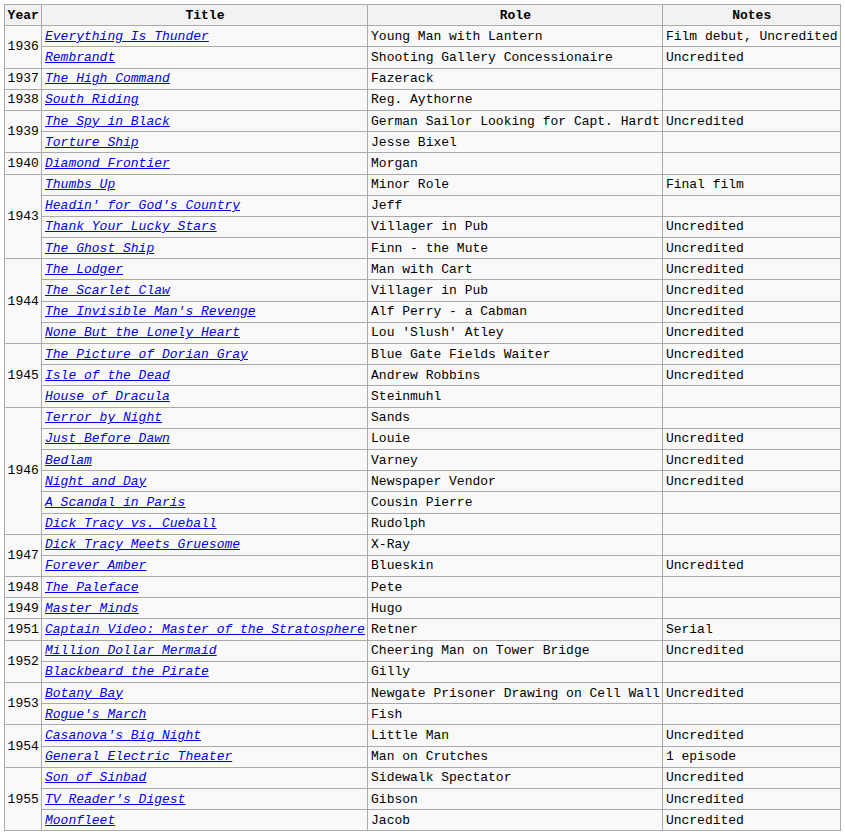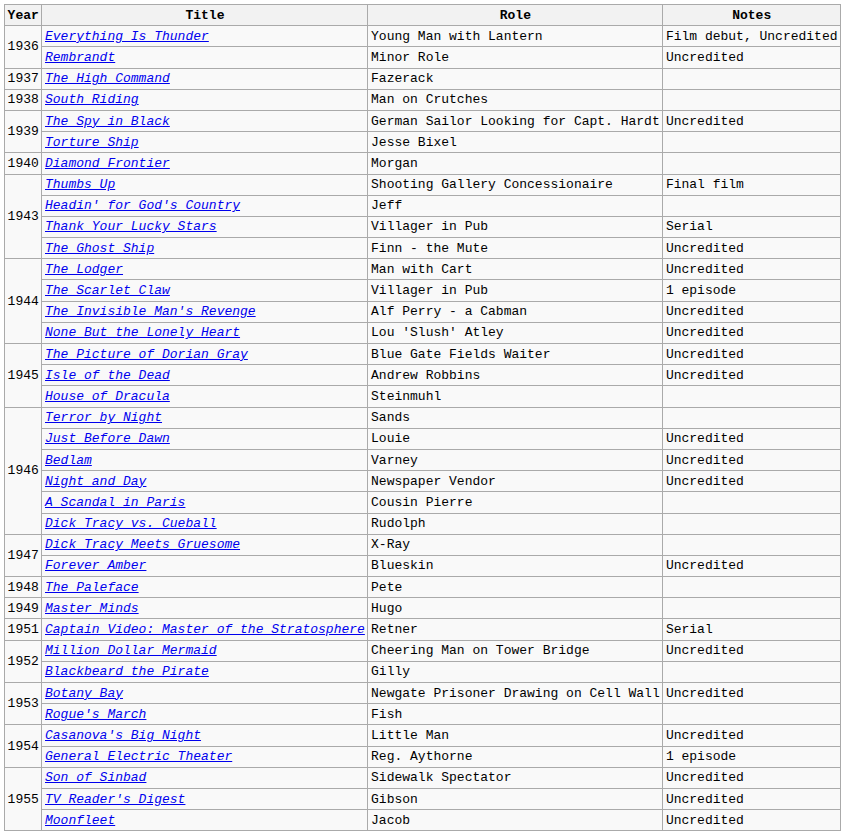(492, 57) Shooting Gallery Concessionaire -> (410, 57) Minor Role
(422, 100) Reg. Aythorne -> (430, 100) Man on Crutches
(410, 185) Minor Role -> (492, 185) Shooting Gallery Concessionaire
(705, 227) Uncredited -> (689, 227) Serial
(705, 291) Uncredited -> (701, 291) 1 episode
(430, 757) Man on Crutches -> (422, 757) Reg. Aythorne
